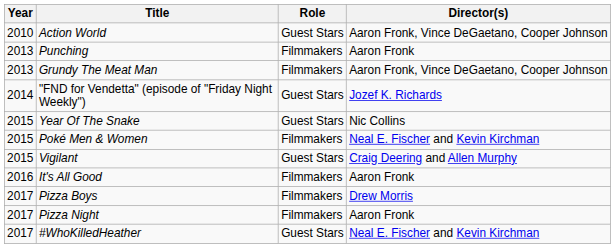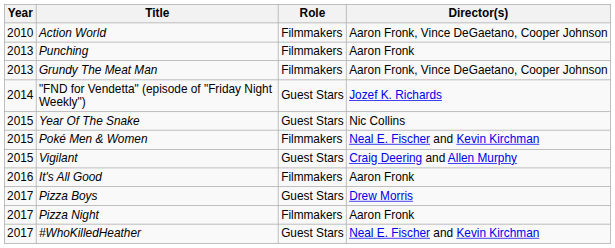(312, 32) Guest Stars -> (312, 32) Filmmakers
(312, 196) Filmmakers -> (312, 196) Guest Stars
